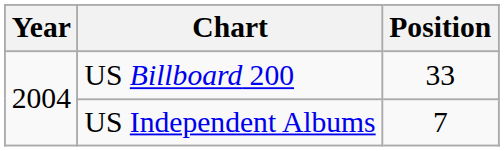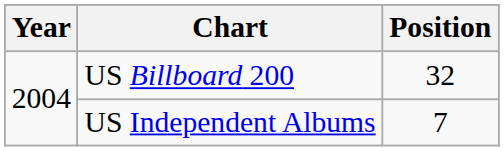(440, 74) 33 -> (440, 74) 32
